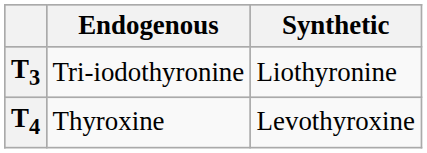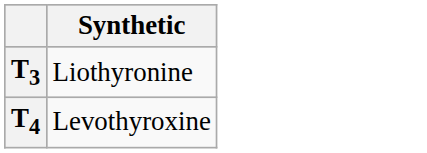- column: (148, 25)
